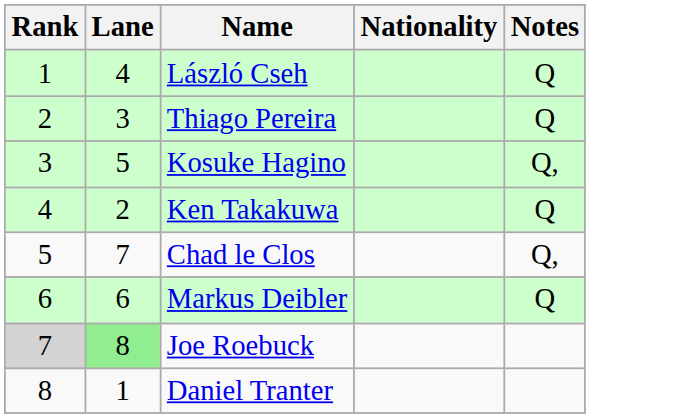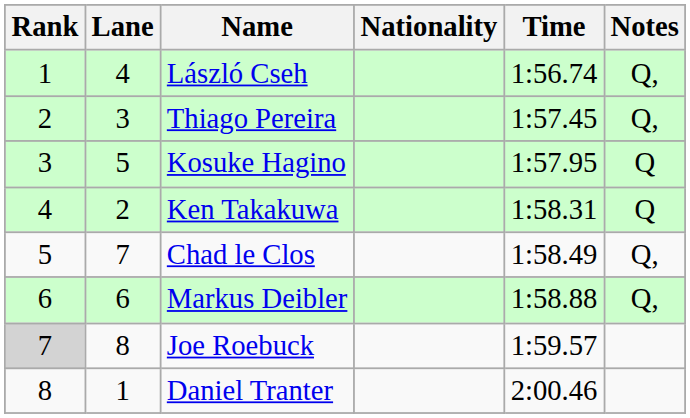+ column: (554, 27)
(545, 72) Q -> (645, 72) Q,
(545, 118) Q -> (645, 118) Q,
(545, 163) Q, -> (645, 163) Q
(545, 299) Q -> (645, 299) Q,
(123, 345) lightgreen background -> (123, 345) no background
